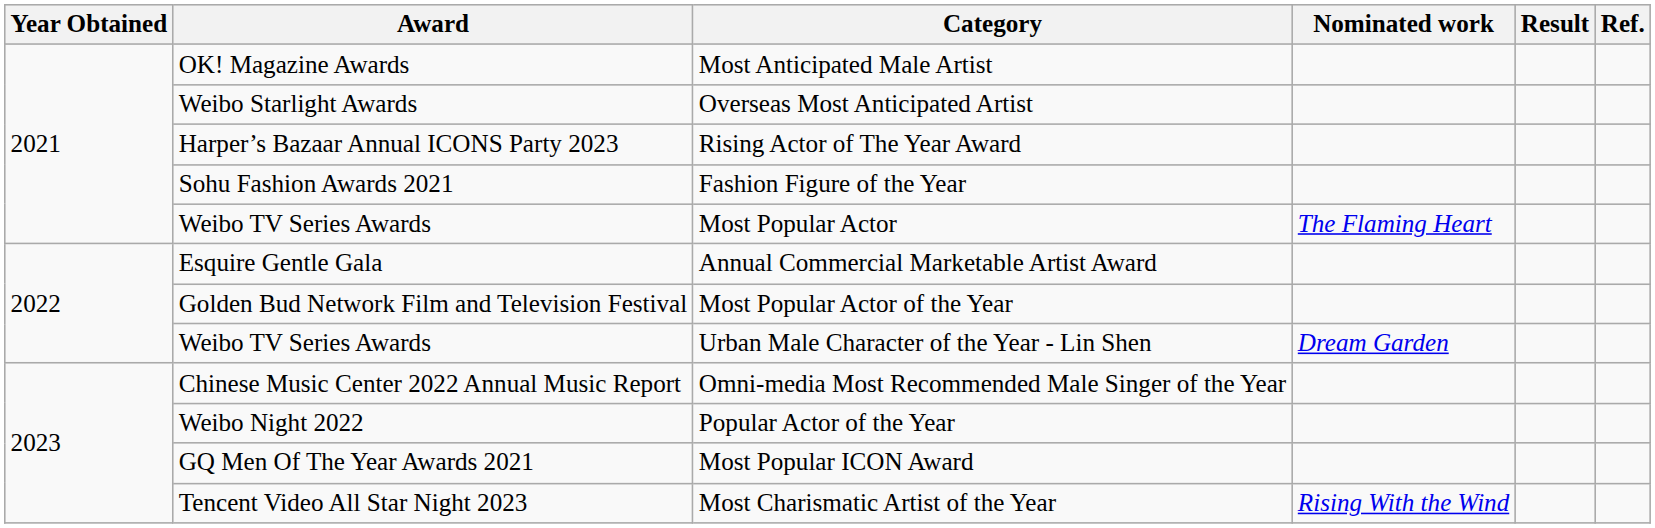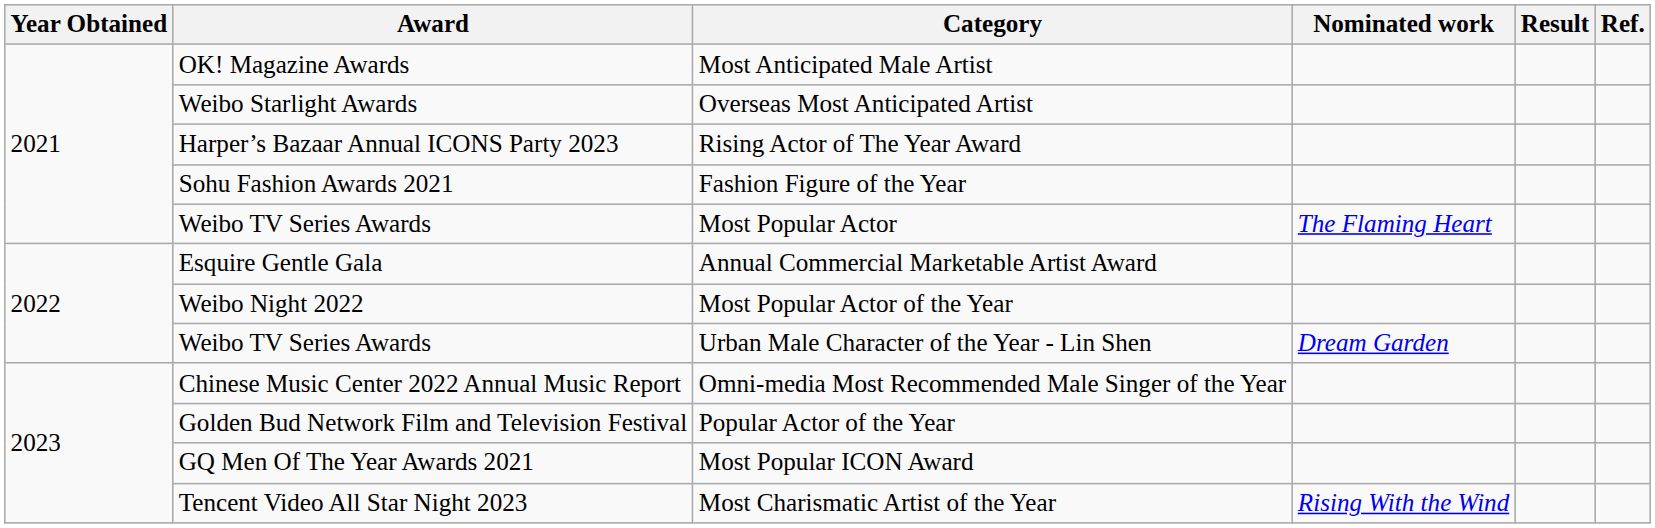(433, 303) Golden Bud Network Film and Television Festival -> (271, 303) Weibo Night 2022
(271, 422) Weibo Night 2022 -> (433, 422) Golden Bud Network Film and Television Festival
